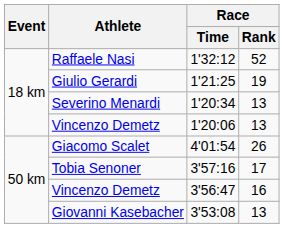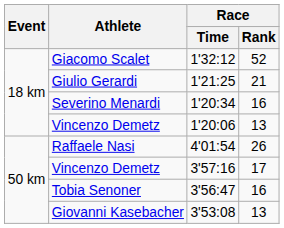(93, 59) Raffaele Nasi -> (101, 59) Giacomo Scalet
(259, 81) 19 -> (259, 81) 21
(259, 103) 13 -> (259, 103) 16
(101, 147) Giacomo Scalet -> (93, 147) Raffaele Nasi
(96, 169) Tobia Senoner -> (106, 169) Vincenzo Demetz
(106, 191) Vincenzo Demetz -> (96, 191) Tobia Senoner
